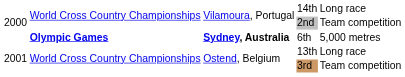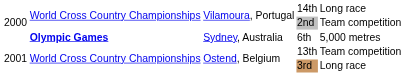(246, 37) bold -> (243, 37) normal
(343, 51) Long race -> (361, 51) Team competition
(361, 66) Team competition -> (343, 66) Long race
